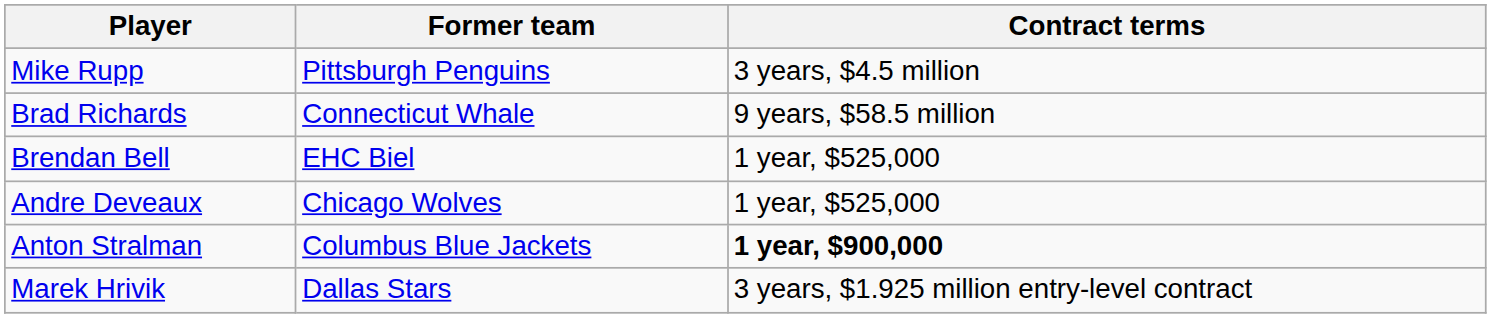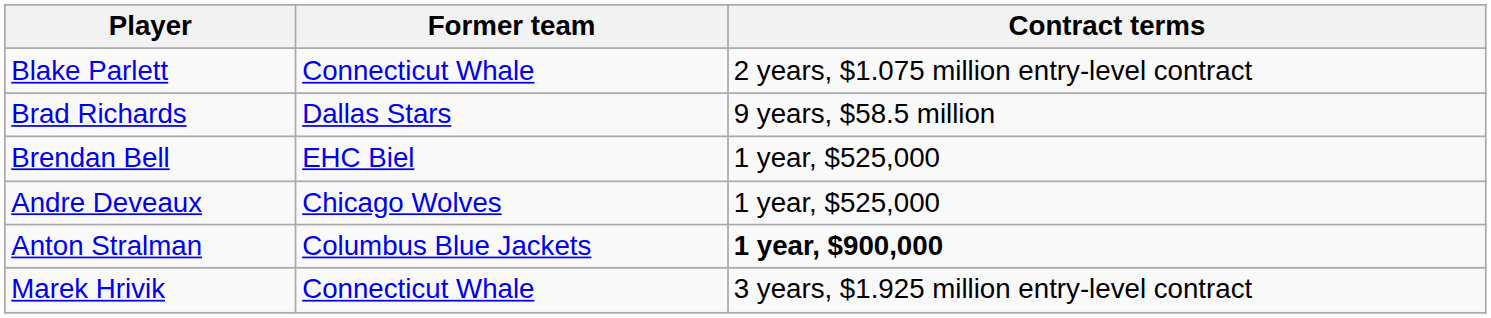+ row: (90, 70)
- row: (77, 70)
(418, 114) Connecticut Whale -> (377, 114) Dallas Stars
(377, 289) Dallas Stars -> (418, 289) Connecticut Whale
